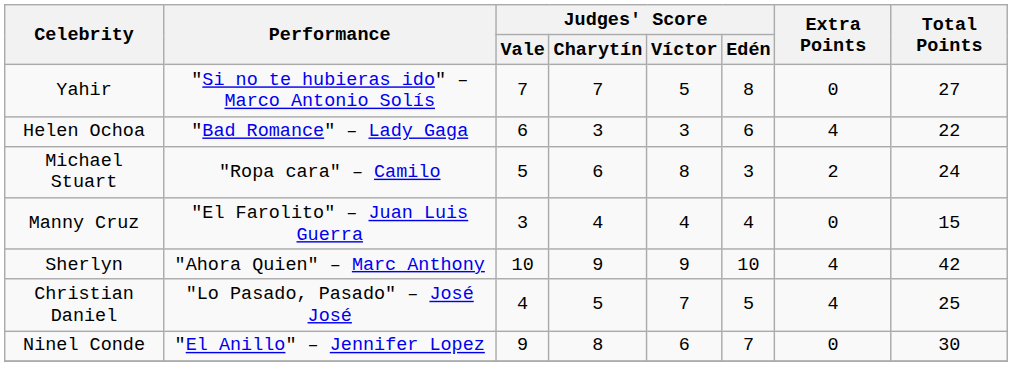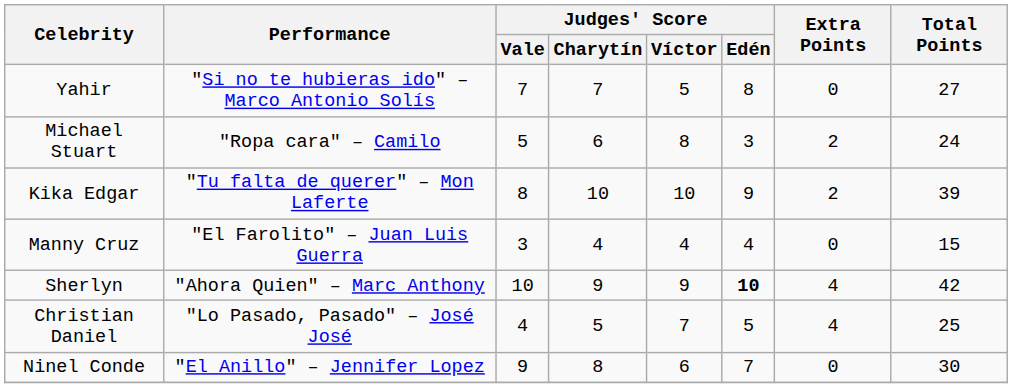- row: (84, 131)
+ row: (84, 193)
(748, 264) normal -> (748, 285) bold
